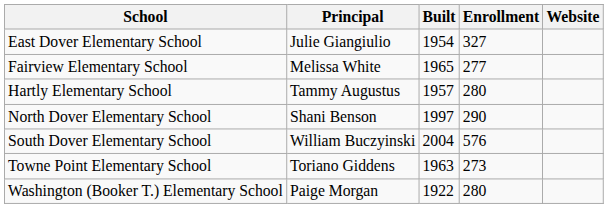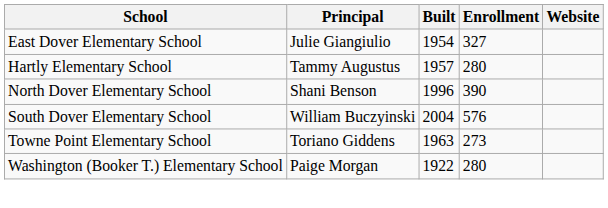- row: (98, 66)
(438, 116) 1997 -> (438, 91) 1996
(475, 116) 290 -> (475, 91) 390
